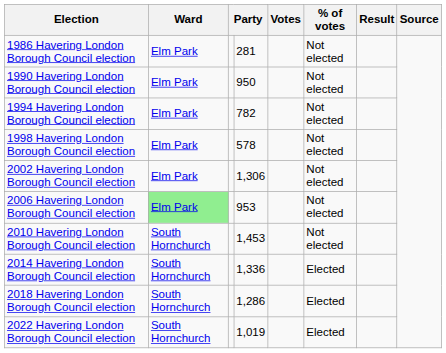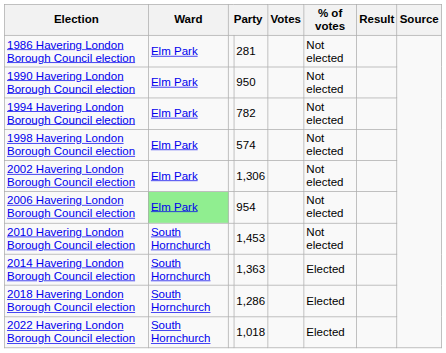(246, 145) 578 -> (246, 145) 574
(246, 207) 953 -> (246, 207) 954
(251, 269) 1,336 -> (251, 269) 1,363
(251, 332) 1,019 -> (251, 332) 1,018
